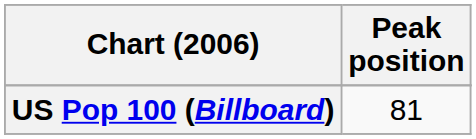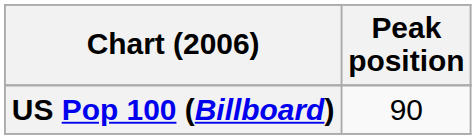(406, 109) 81 -> (406, 109) 90
